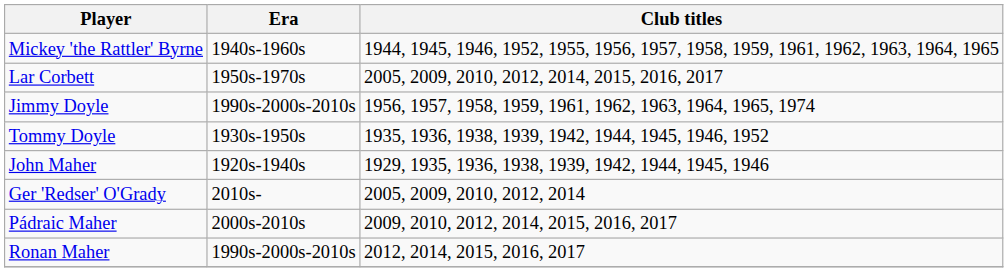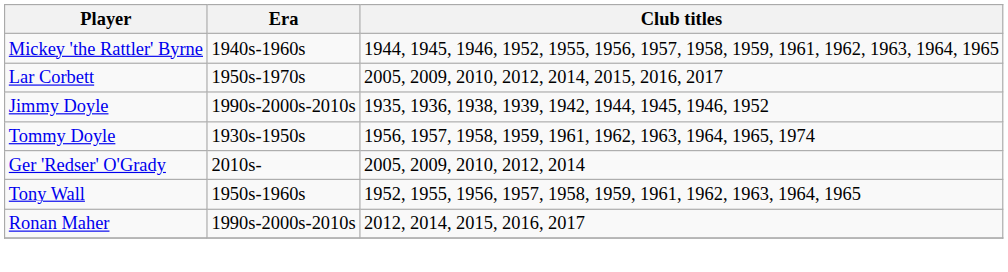(589, 106) 1956, 1957, 1958, 1959, 1961, 1962, 1963, 1964, 1965, 1974 -> (566, 106) 1935, 1936, 1938, 1939, 1942, 1944, 1945, 1946, 1952
(566, 135) 1935, 1936, 1938, 1939, 1942, 1944, 1945, 1946, 1952 -> (589, 135) 1956, 1957, 1958, 1959, 1961, 1962, 1963, 1964, 1965, 1974
- row: (53, 164)
+ row: (47, 194)
- row: (63, 223)
